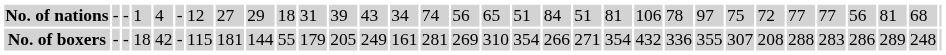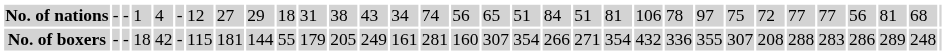(339, 15) 39 -> (339, 15) 38
(465, 39) 269 -> (465, 39) 160
(496, 39) 310 -> (496, 39) 307
